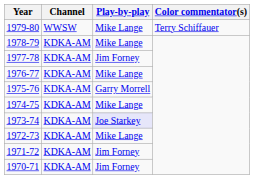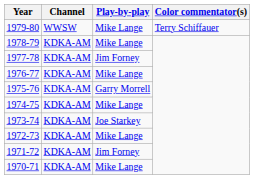(118, 120) lavender background -> (118, 120) no background
(117, 167) Jim Forney -> (119, 167) Mike Lange
